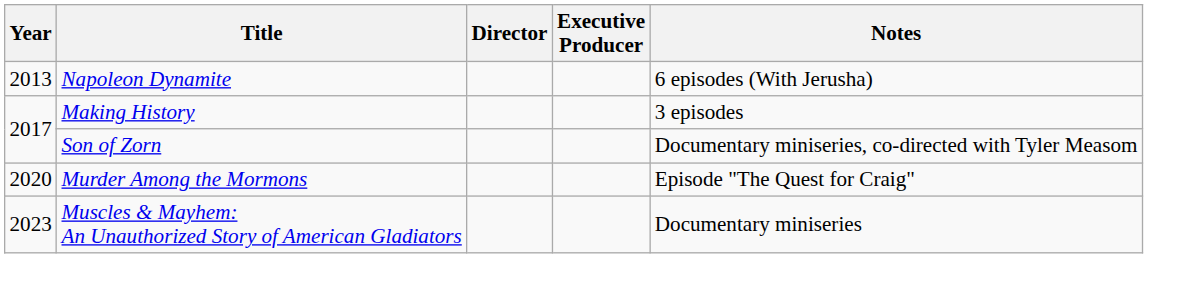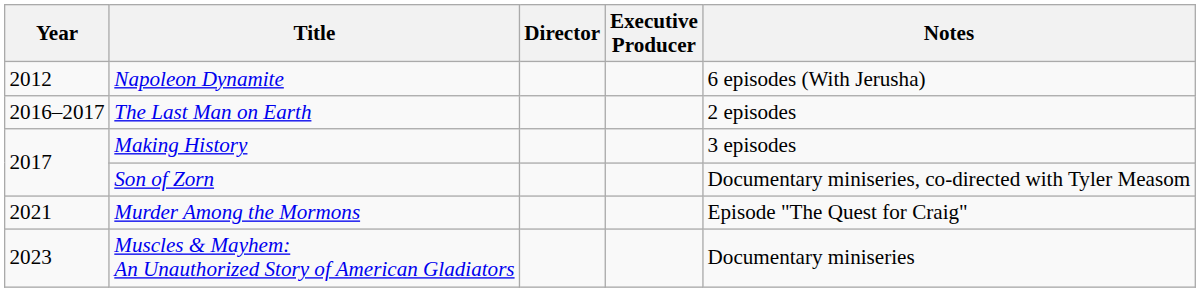(31, 78) 2013 -> (31, 78) 2012
+ row: (213, 111)
(31, 178) 2020 -> (31, 212) 2021
